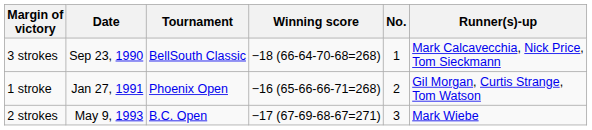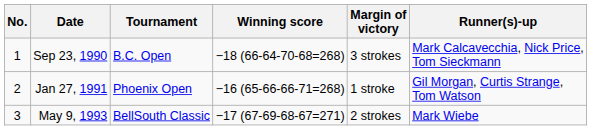columns swapped: (396, 21) <-> (35, 21)
(197, 55) BellSouth Classic -> (142, 55) B.C. Open
(178, 115) B.C. Open -> (162, 115) BellSouth Classic
